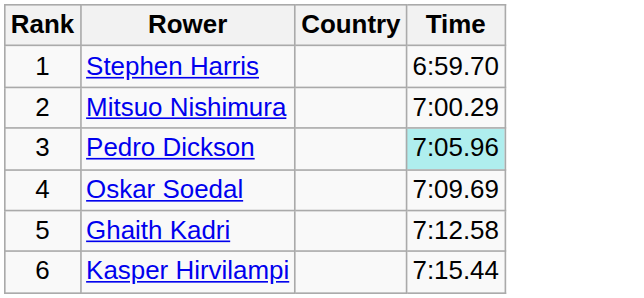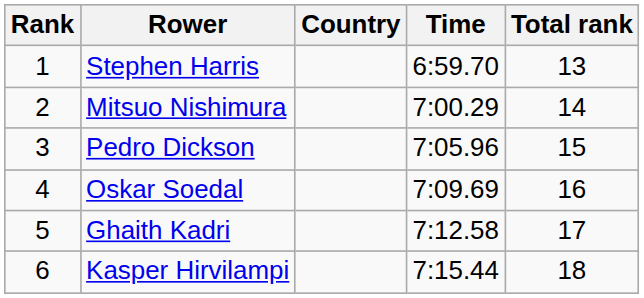+ column: (572, 25)
(456, 148) paleturquoise background -> (456, 148) no background
